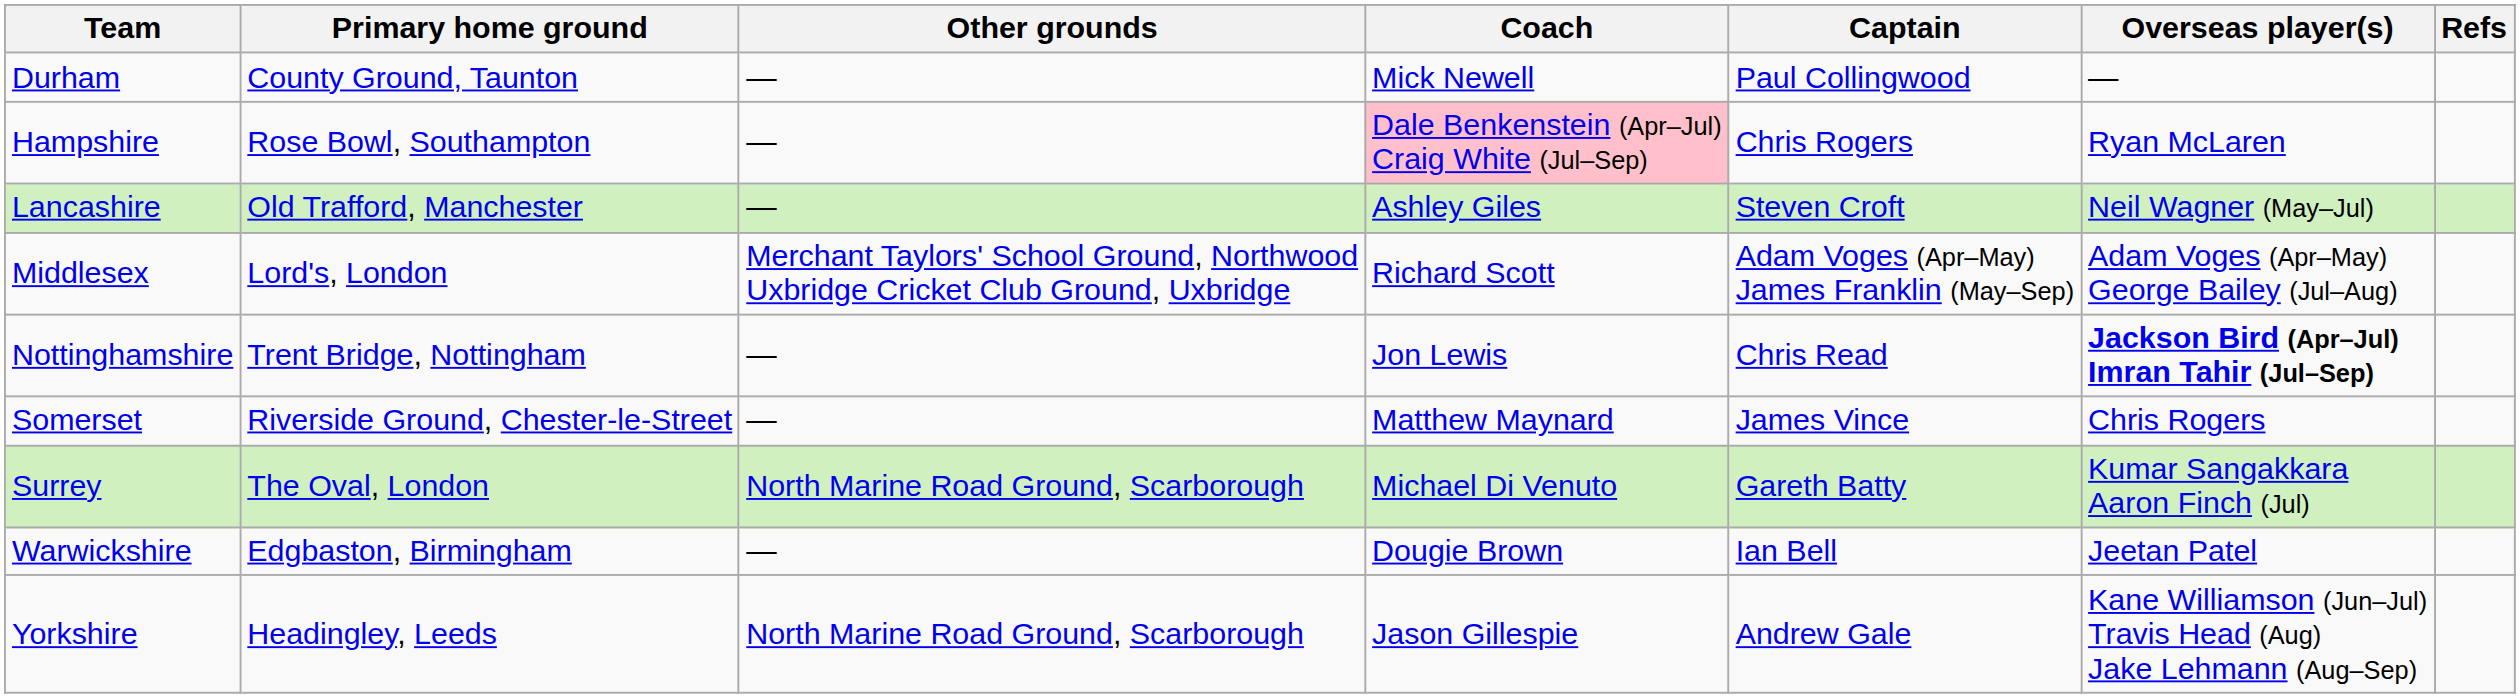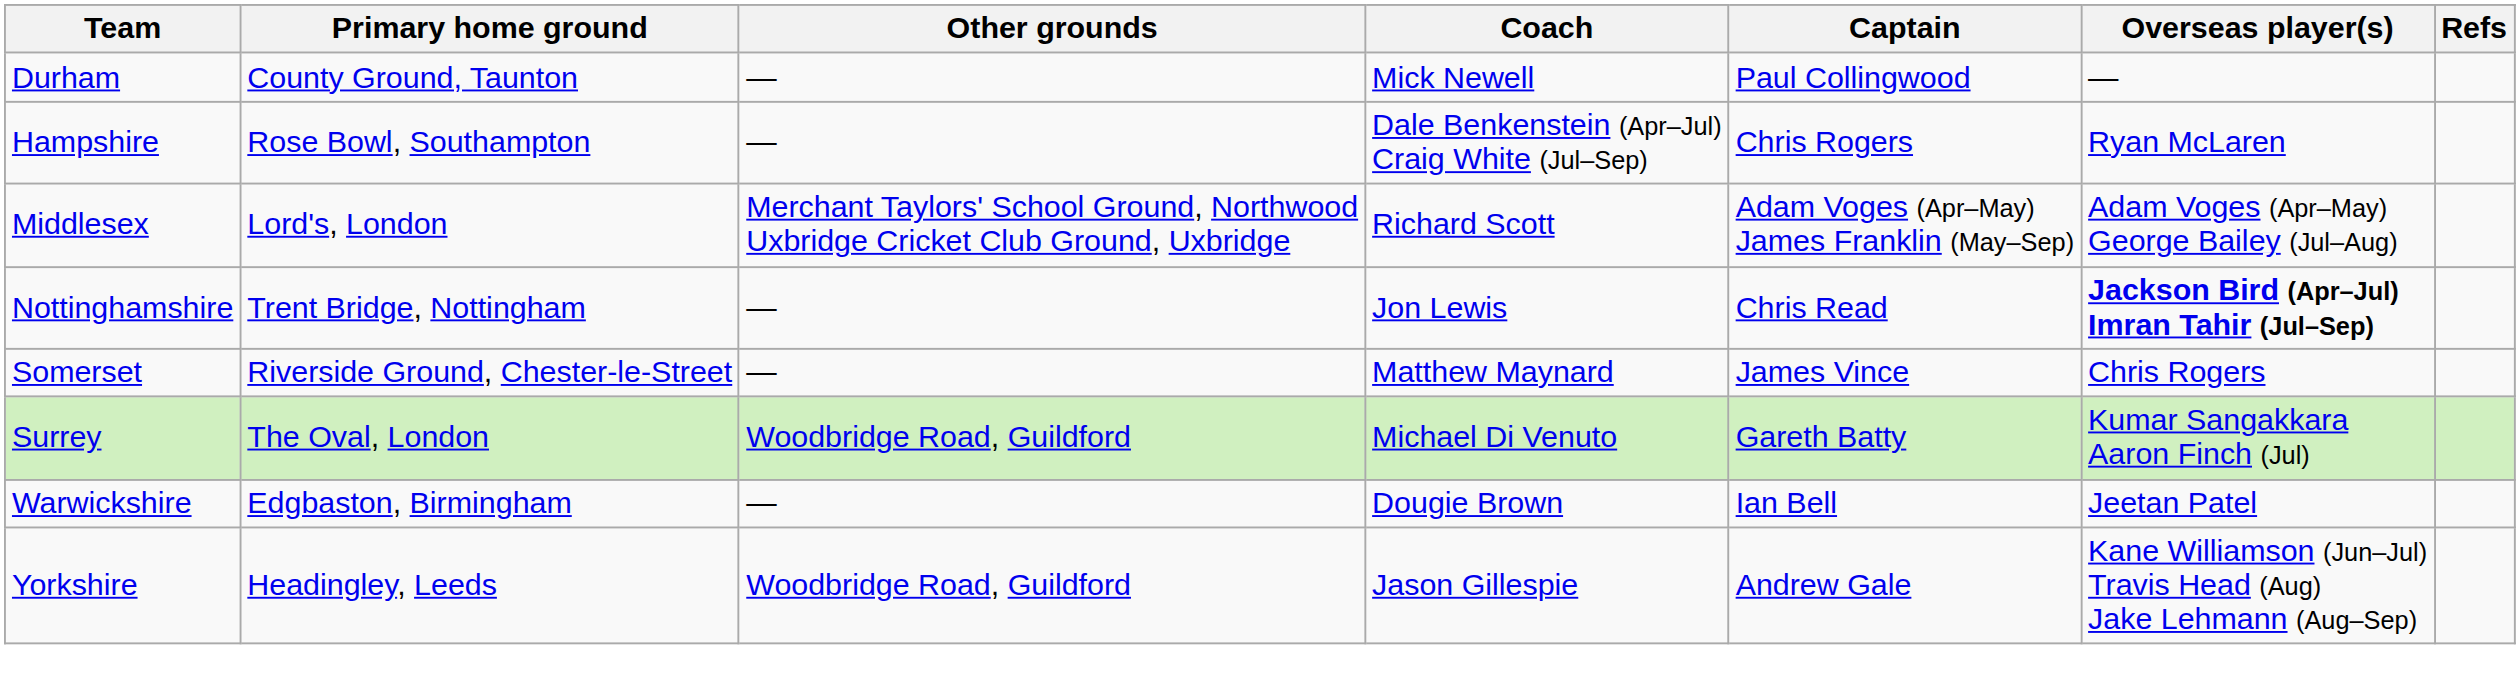(1547, 142) pink background -> (1547, 142) no background
- row: (86, 207)
(1025, 485) North Marine Road Ground, Scarborough -> (939, 437) Woodbridge Road, Guildford
(1025, 633) North Marine Road Ground, Scarborough -> (939, 585) Woodbridge Road, Guildford
